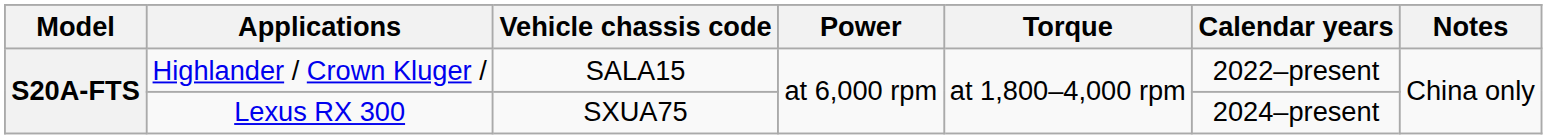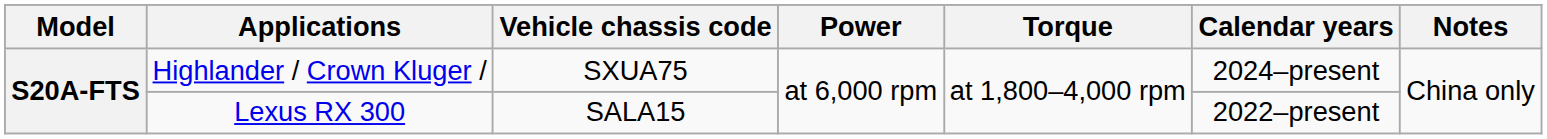(636, 70) SALA15 -> (636, 70) SXUA75
(1296, 70) 2022–present -> (1296, 70) 2024–present
(636, 113) SXUA75 -> (636, 113) SALA15
(1296, 113) 2024–present -> (1296, 113) 2022–present
